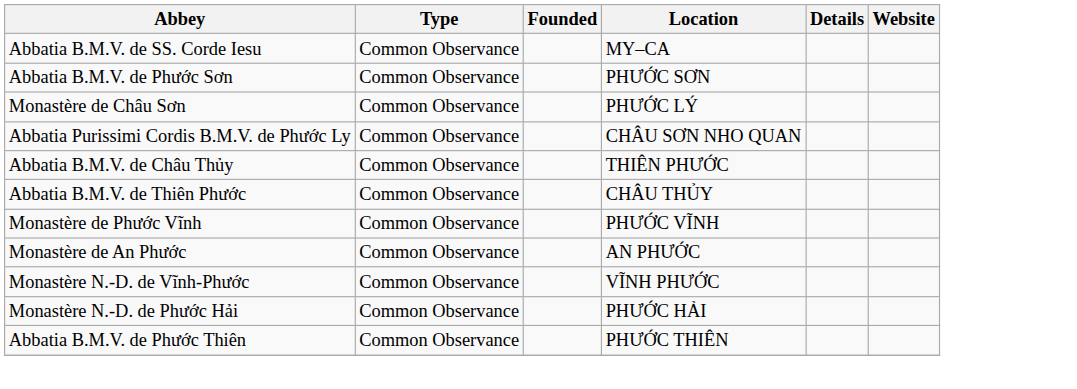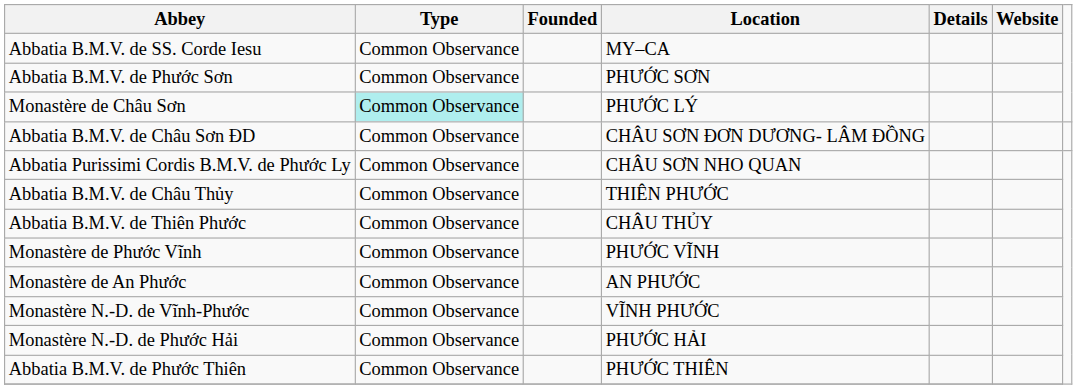(439, 106) no background -> (439, 106) paleturquoise background
+ row: (132, 135)
